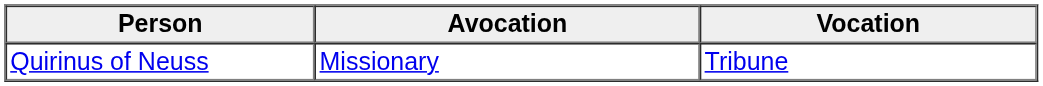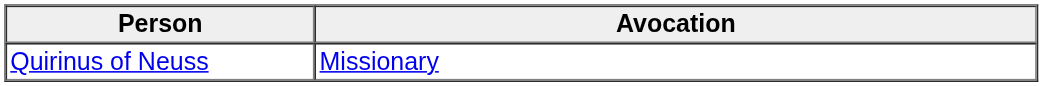- column: (868, 23)
